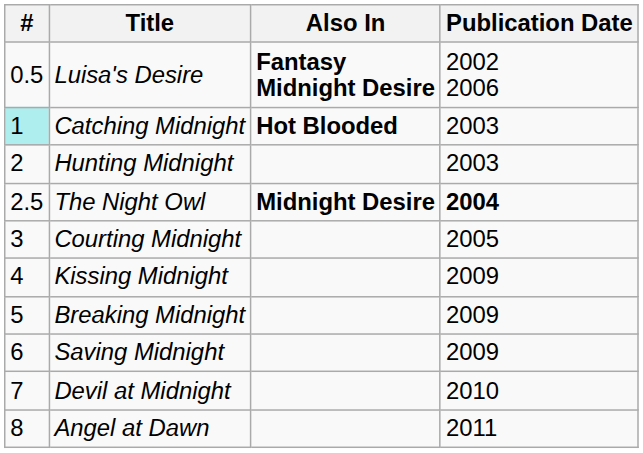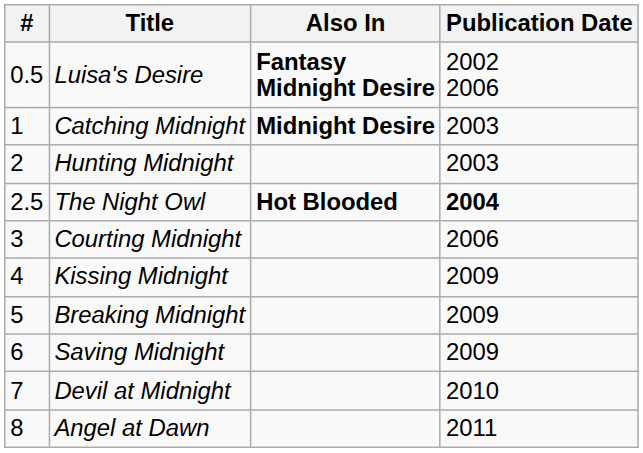(17, 125) paleturquoise background -> (17, 125) no background
(327, 125) Hot Blooded -> (346, 125) Midnight Desire
(346, 201) Midnight Desire -> (327, 201) Hot Blooded
(473, 239) 2005 -> (473, 239) 2006
